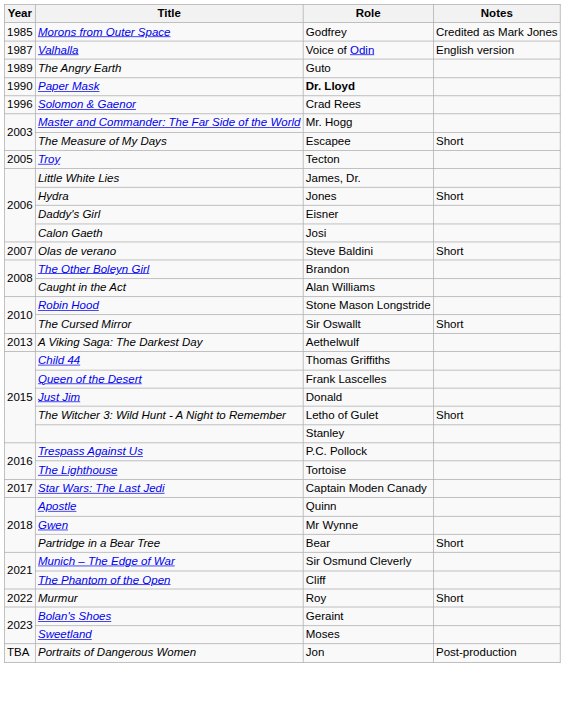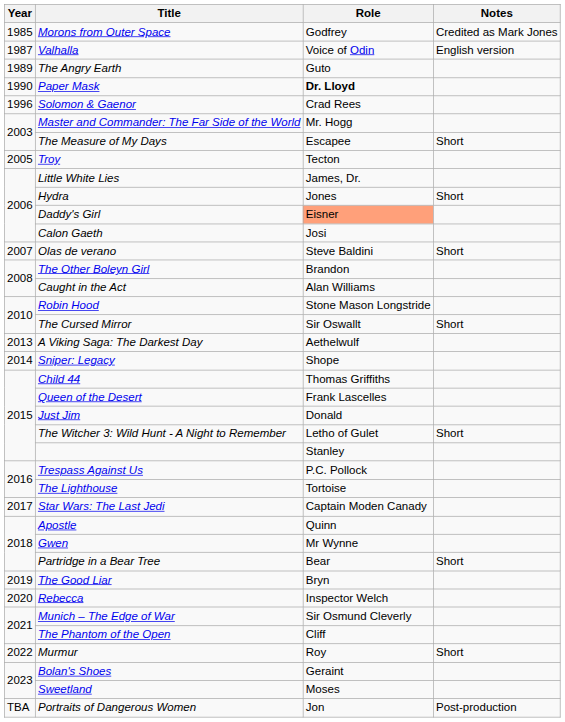(322, 214) no background -> (322, 214) lightsalmon background
+ row: (76, 360)
+ row: (75, 580)
+ row: (61, 598)
